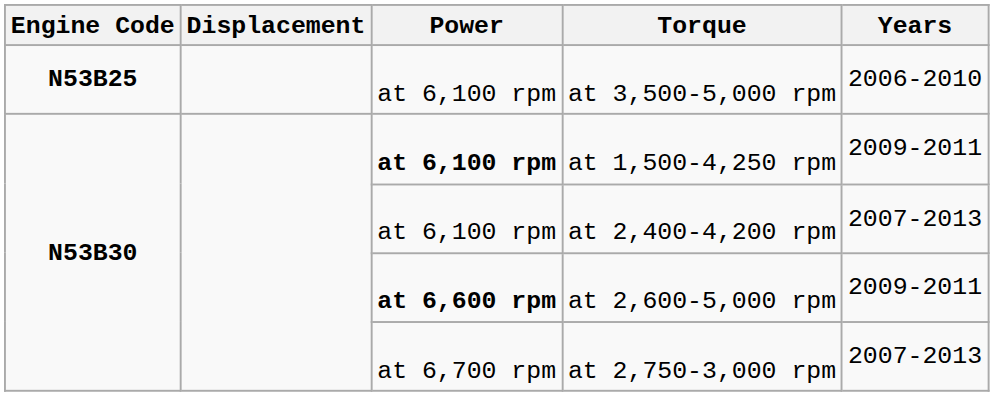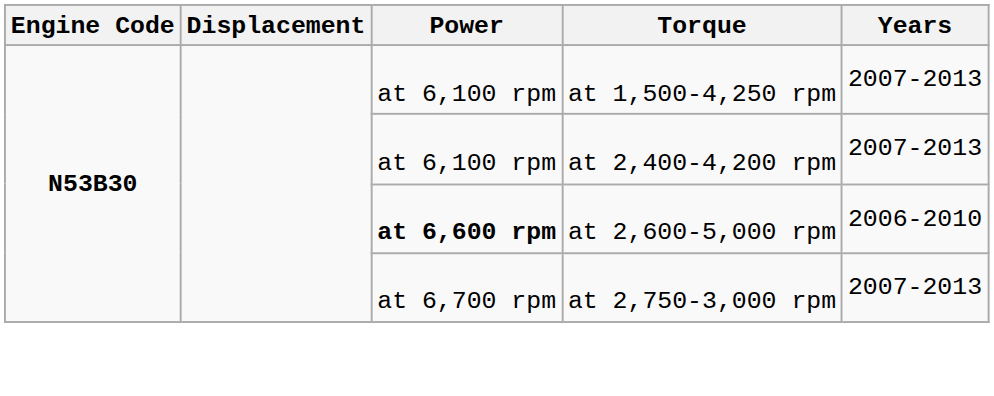- row: (702, 94)
(467, 163) bold -> (467, 94) normal
(915, 149) 2009-2011 -> (915, 80) 2007-2013
(915, 287) 2009-2011 -> (915, 218) 2006-2010
